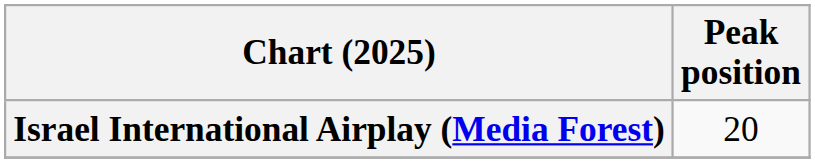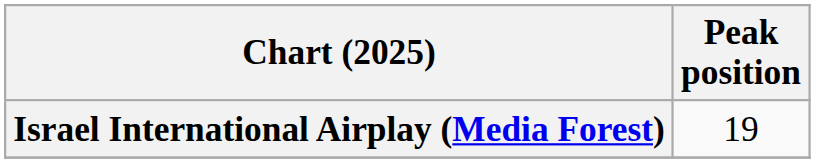(741, 128) 20 -> (741, 128) 19
